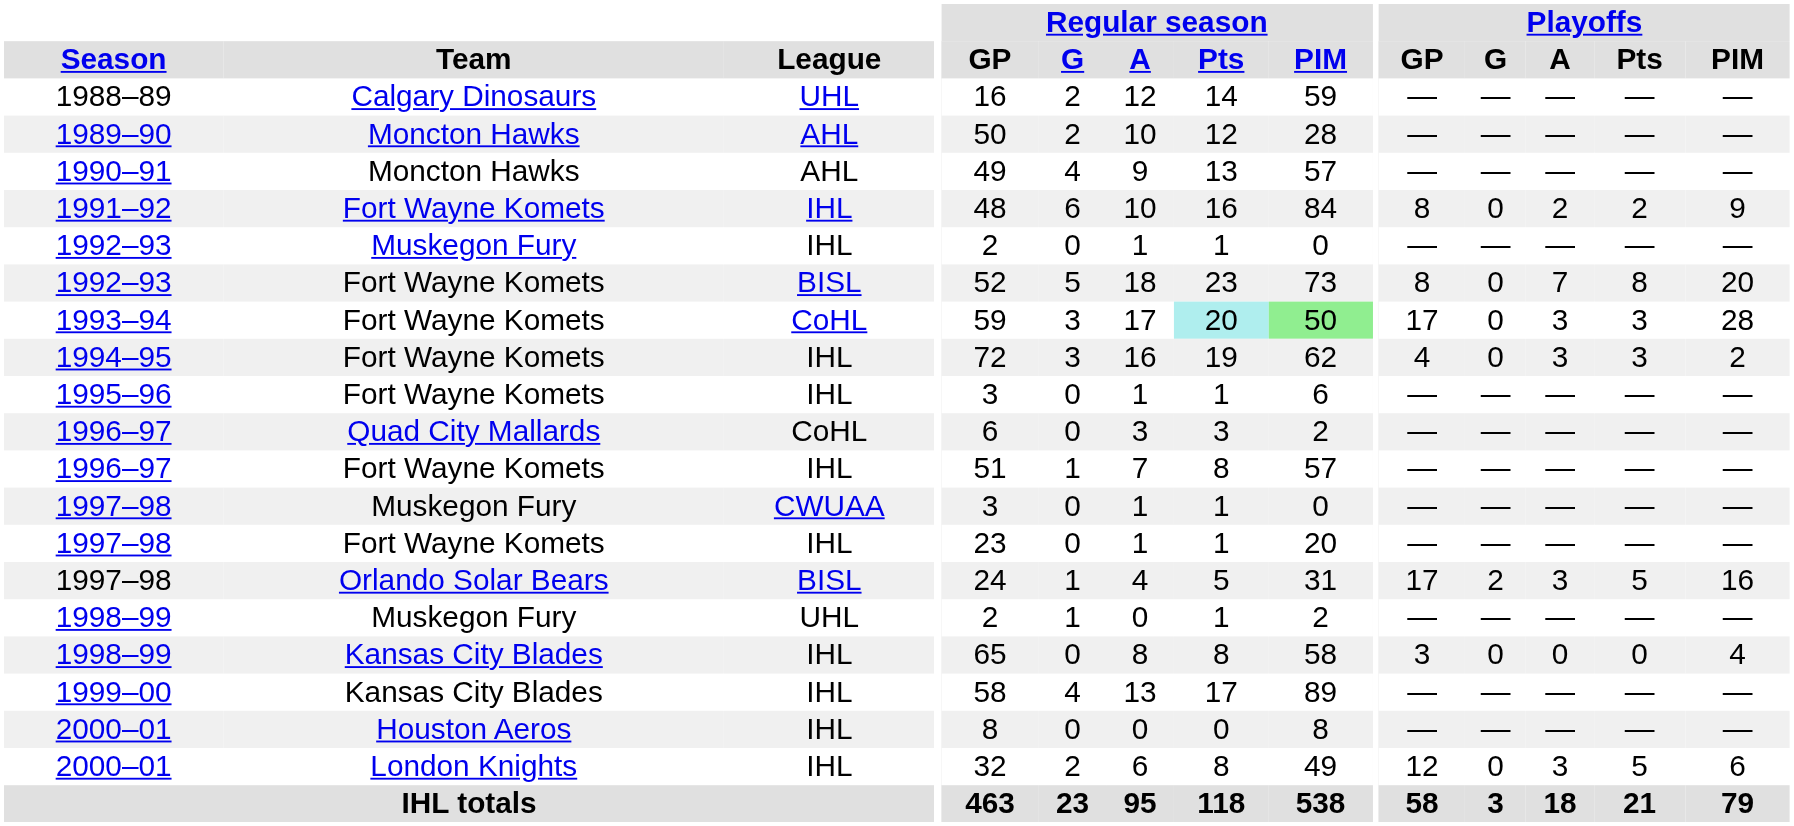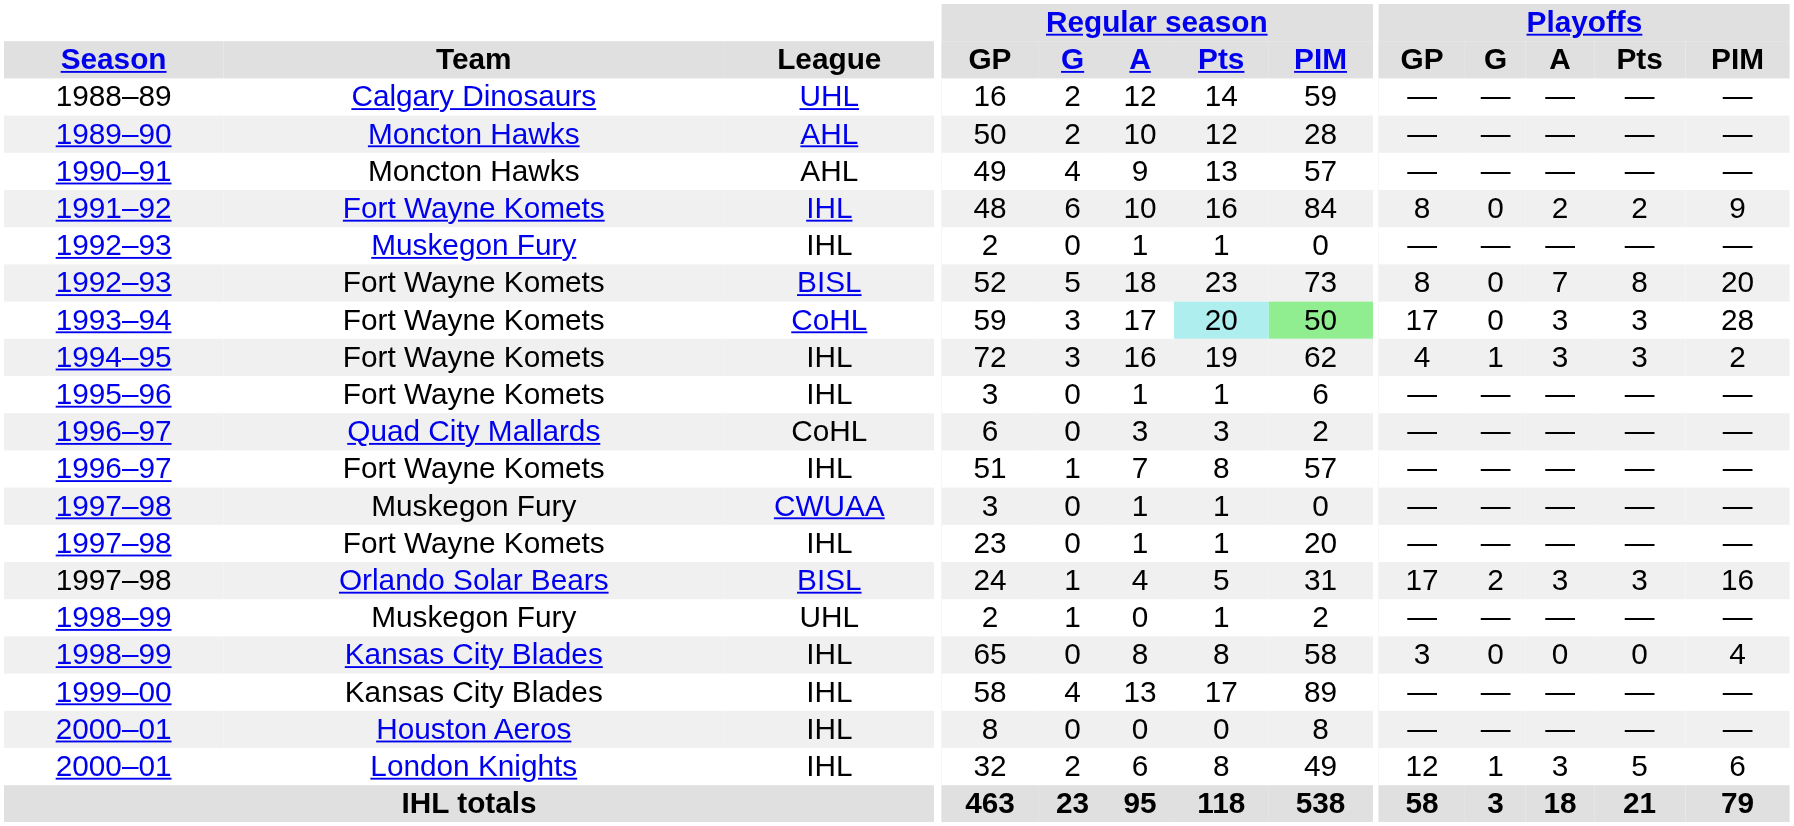(1496, 356) 0 -> (1496, 356) 1
(1640, 580) 5 -> (1640, 580) 3
(1496, 766) 0 -> (1496, 766) 1
